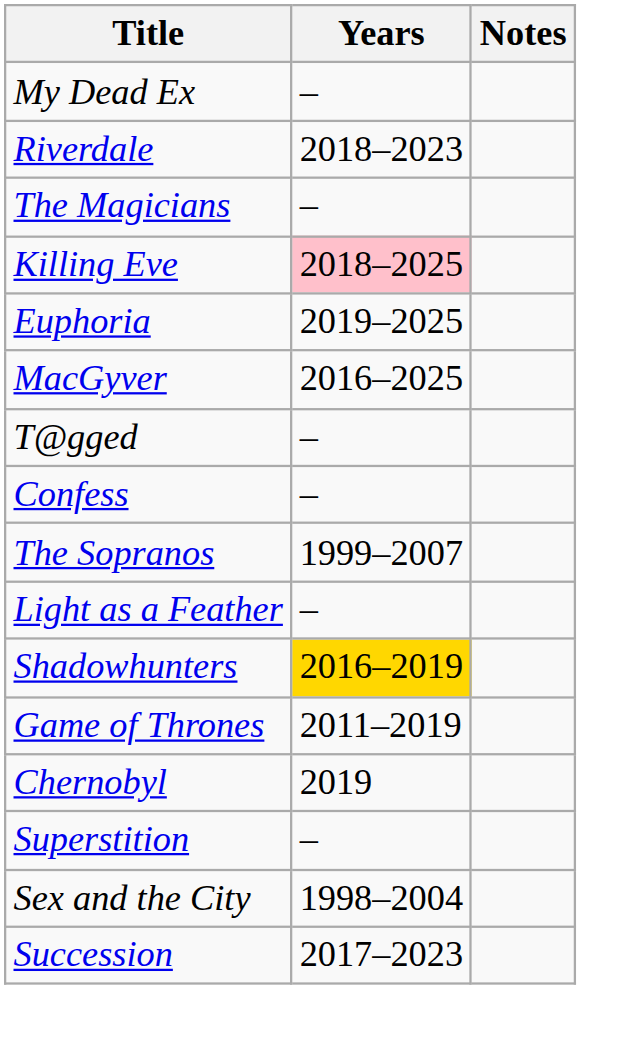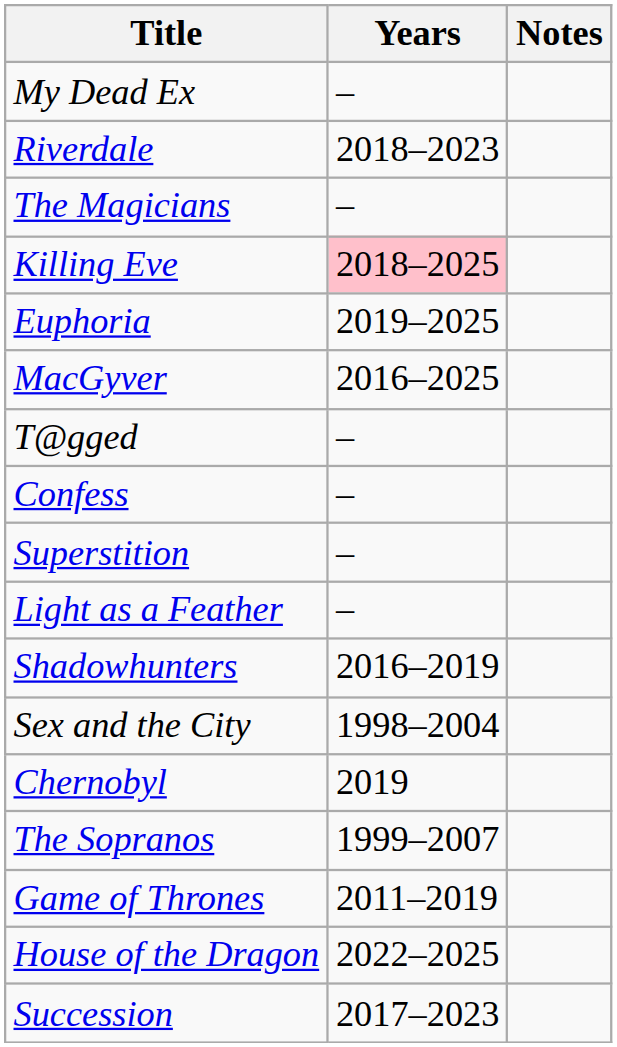rows swapped: (101, 839) <-> (114, 551)
(381, 666) gold background -> (418, 666) no background
rows swapped: (139, 724) <-> (132, 897)
+ row: (166, 954)
